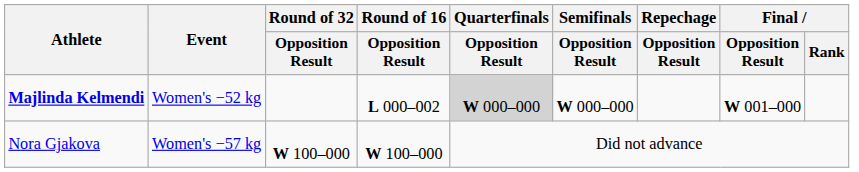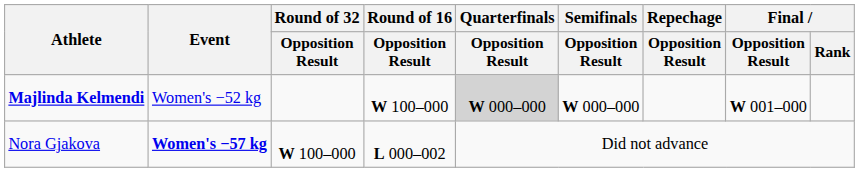(404, 107) L 000–002 -> (410, 107) W 100–000
(207, 144) normal -> (209, 144) bold
(404, 153) W 100–000 -> (410, 153) L 000–002
